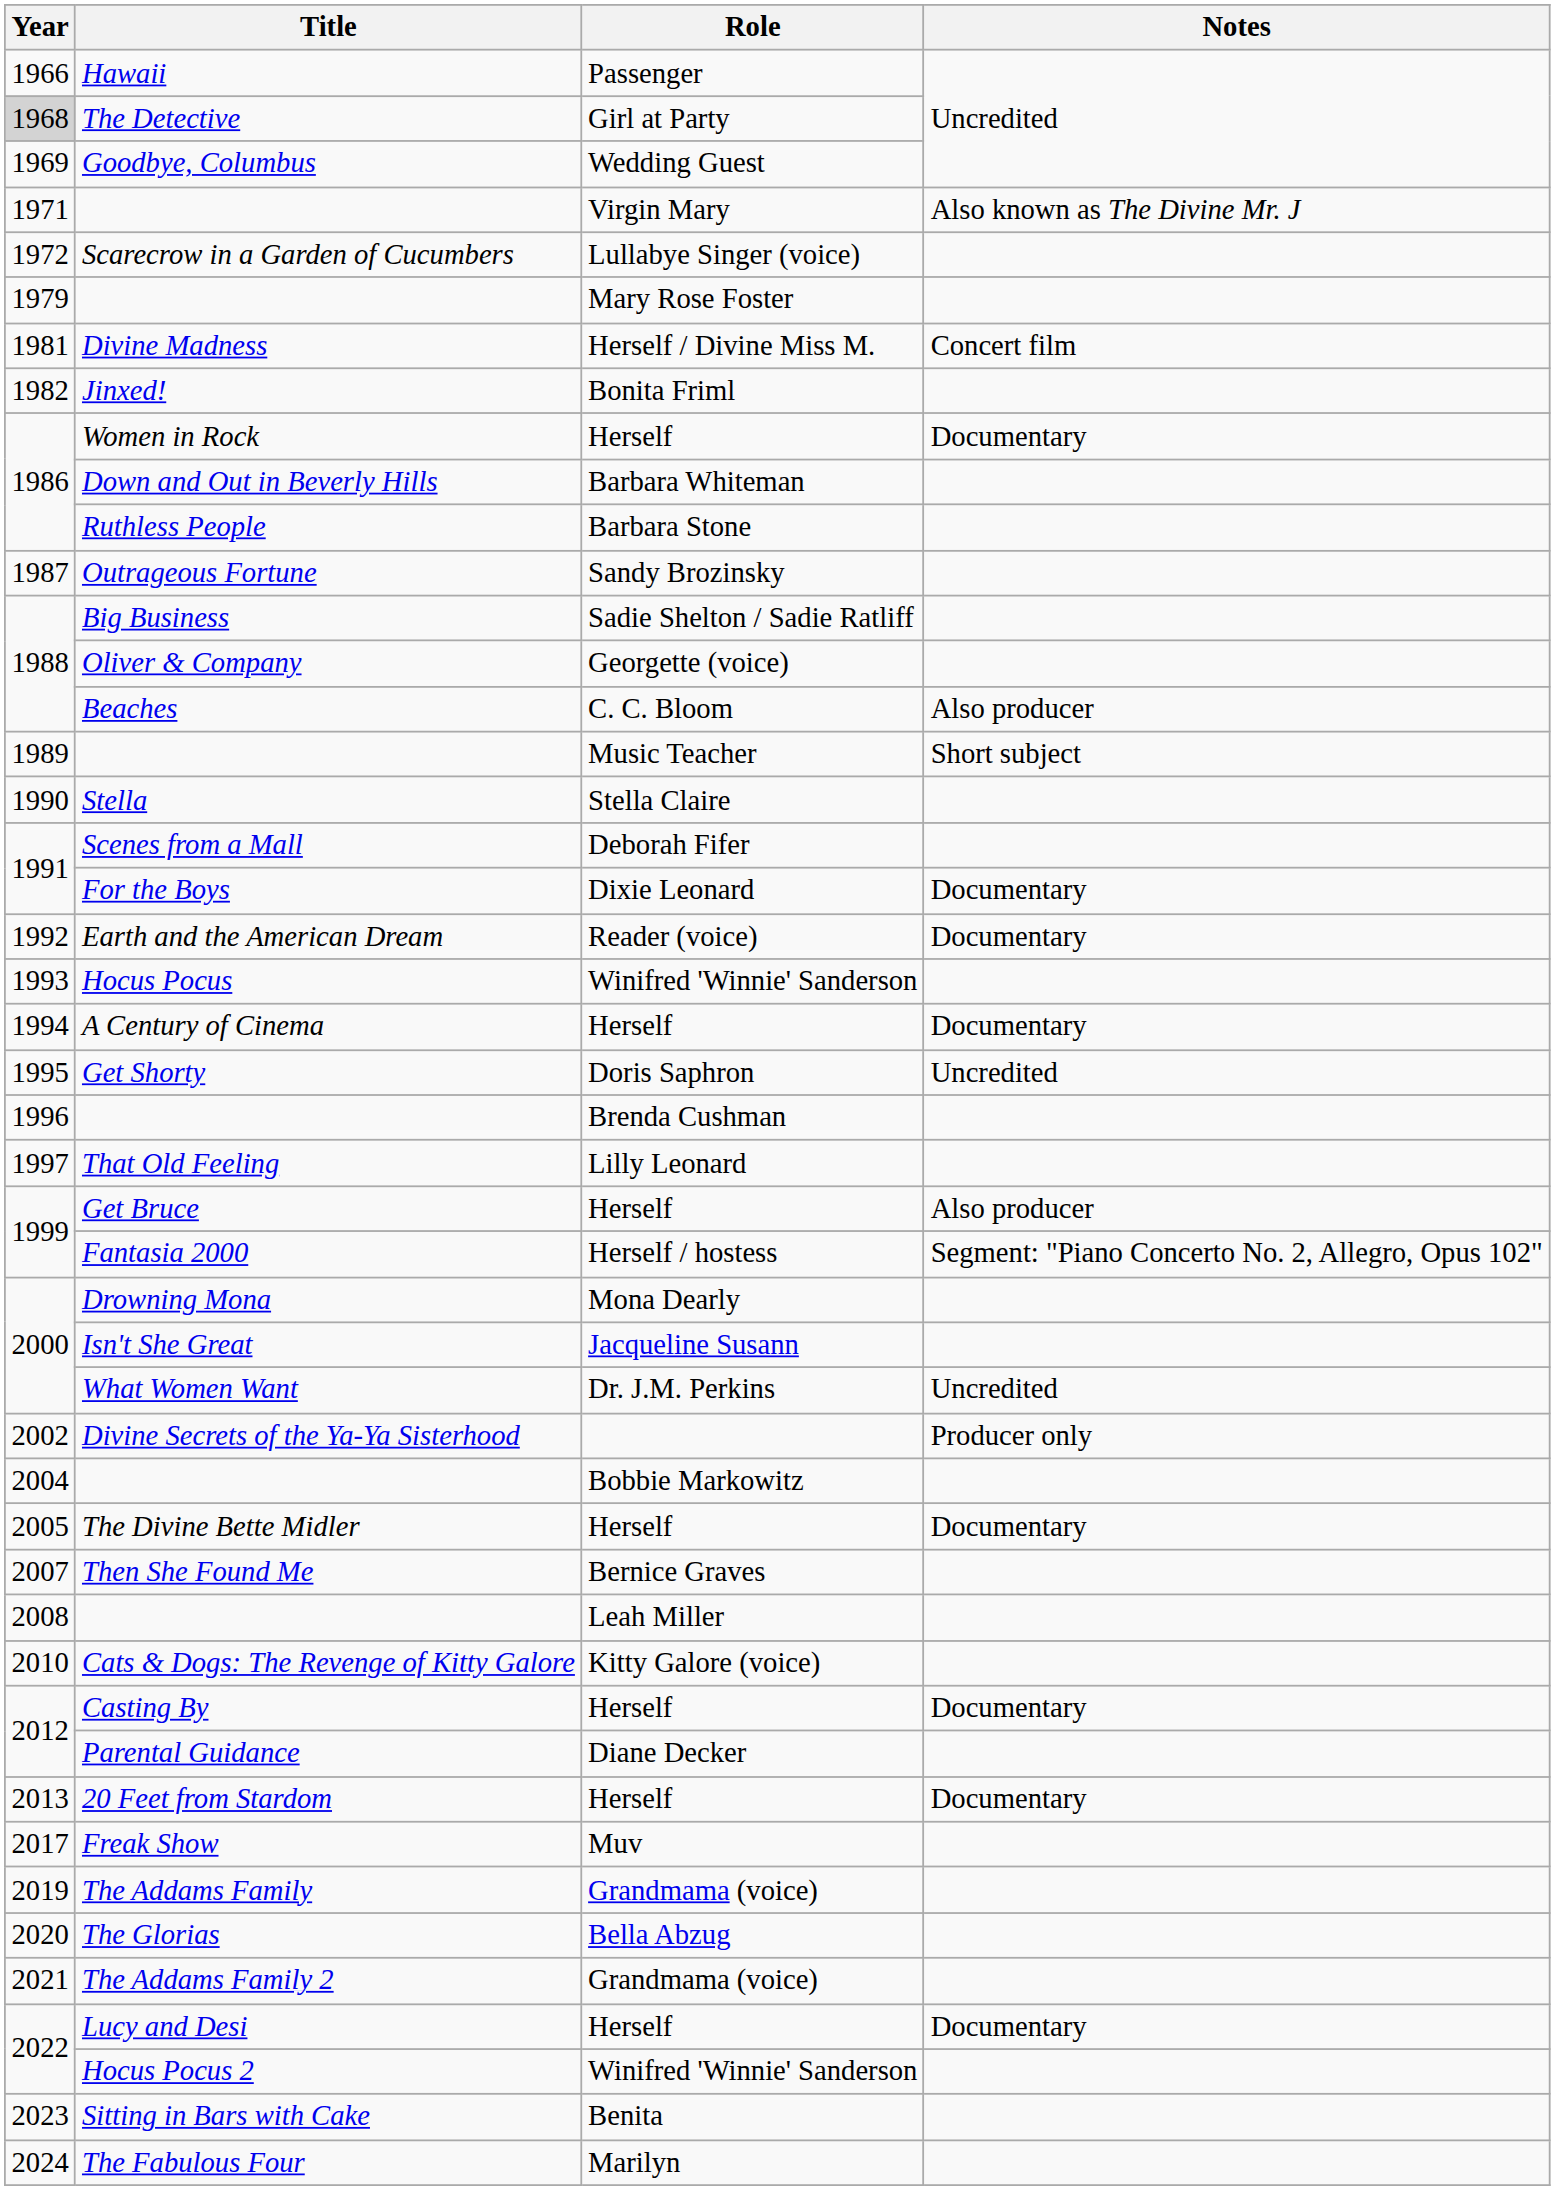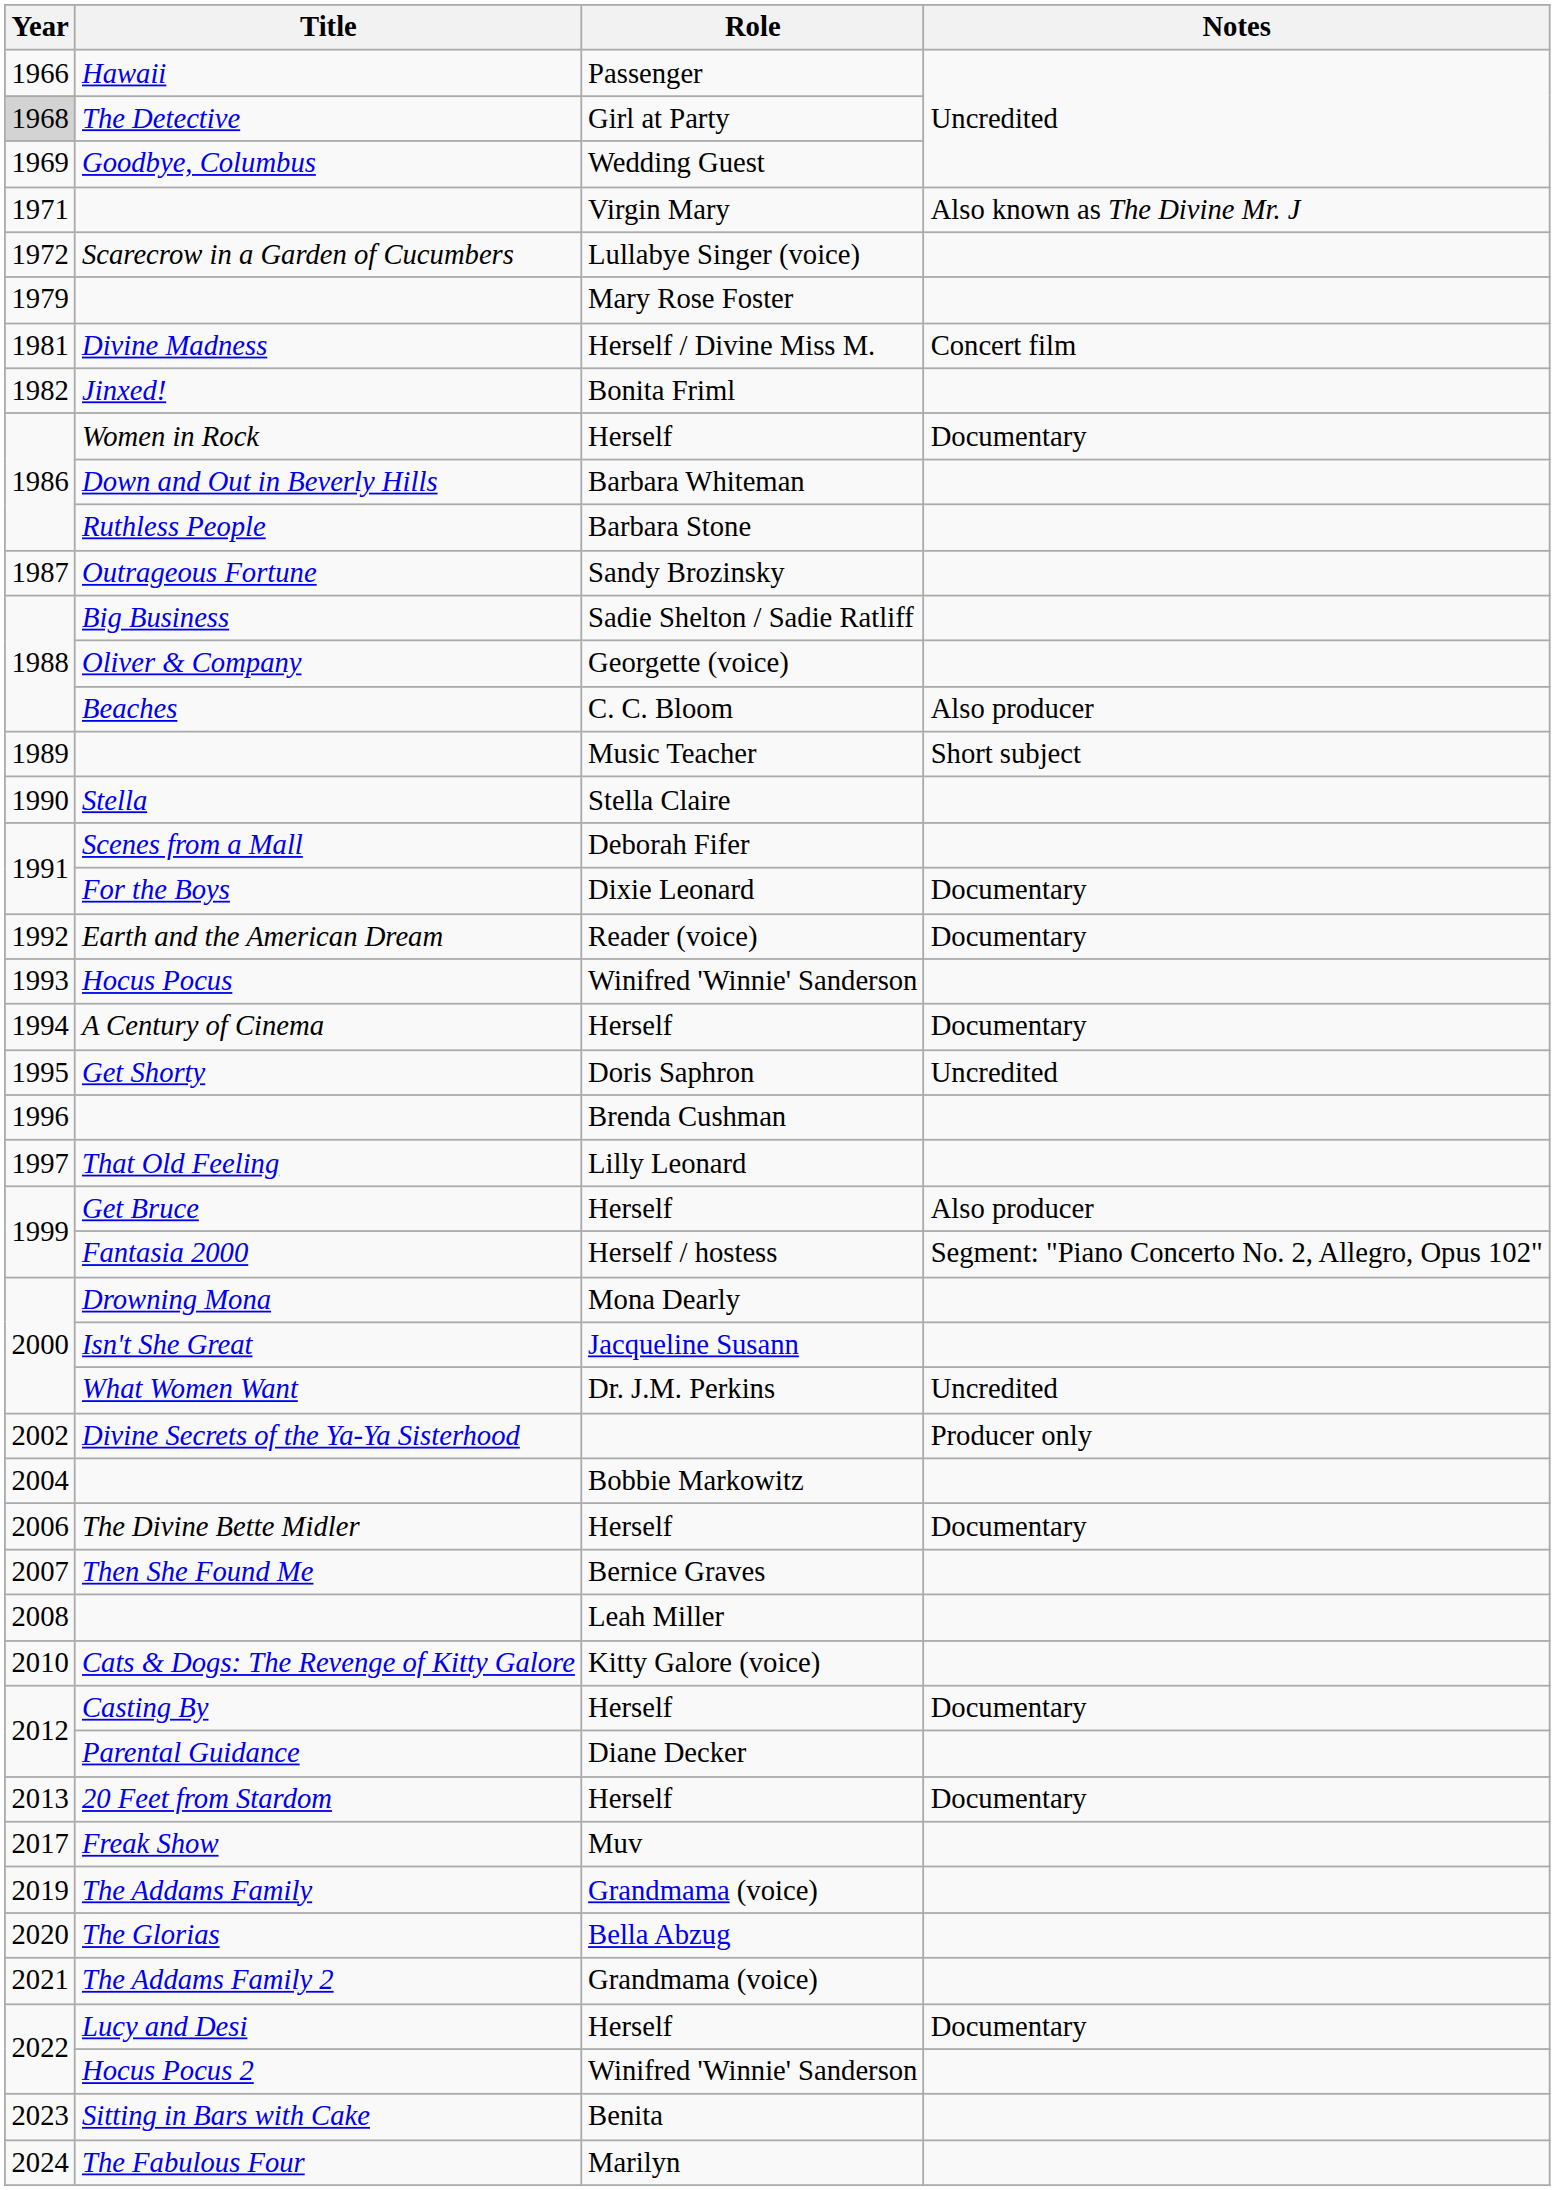(40, 1526) 2005 -> (40, 1526) 2006
